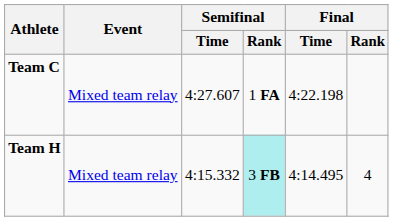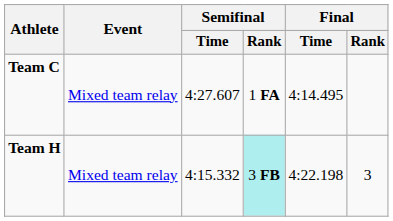(316, 95) 4:22.198 -> (316, 95) 4:14.495
(316, 175) 4:14.495 -> (316, 175) 4:22.198
(368, 175) 4 -> (368, 175) 3
